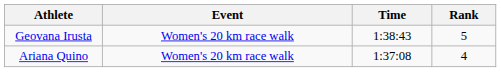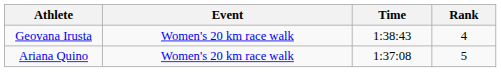(464, 35) 5 -> (464, 35) 4
(464, 56) 4 -> (464, 56) 5
